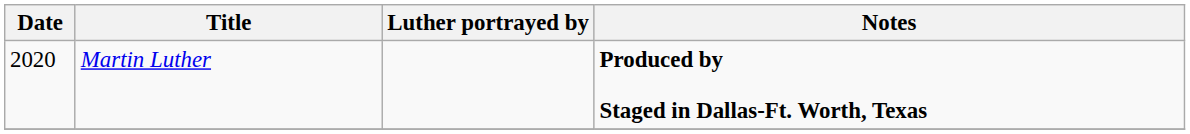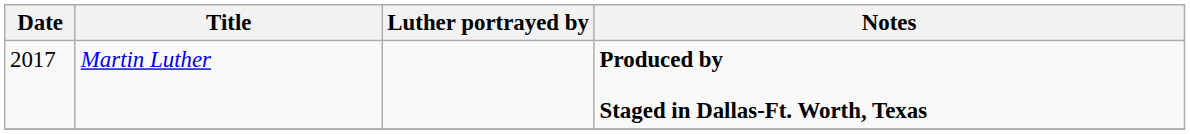(33, 58) 2020 -> (33, 58) 2017
